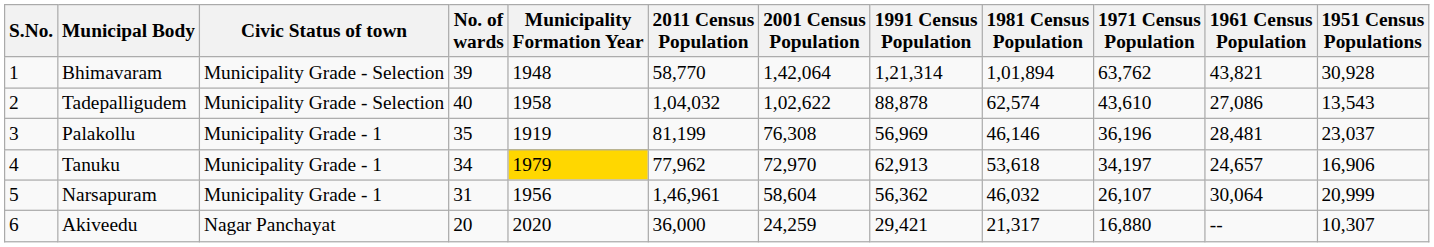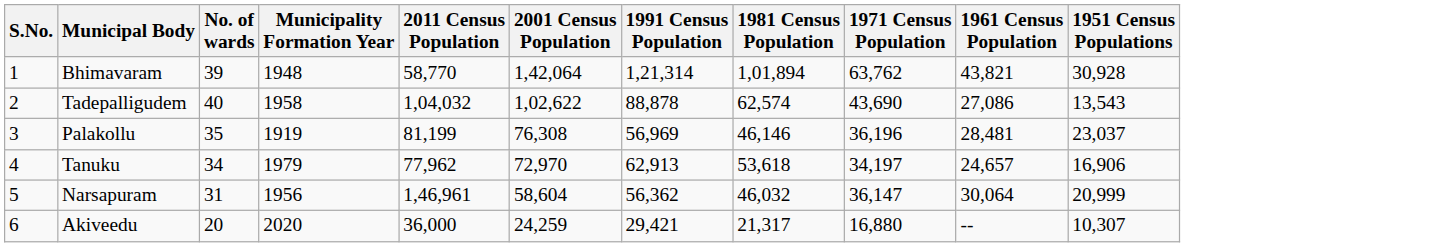- column: (324, 30)
(1125, 103) 43,610 -> (876, 103) 43,690
(532, 164) gold background -> (283, 164) no background
(1125, 195) 26,107 -> (876, 195) 36,147
